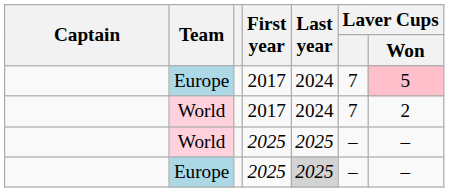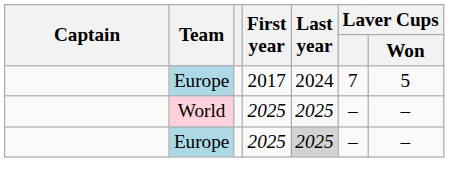(405, 80) pink background -> (405, 80) no background
- row: (202, 111)
